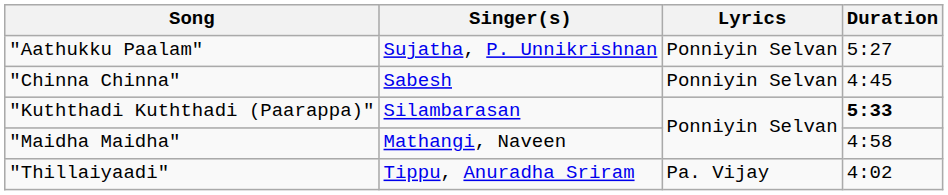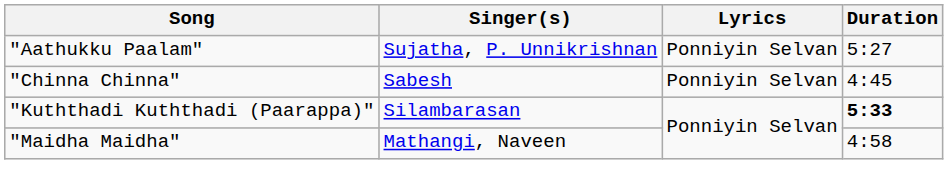- row: (89, 174)
